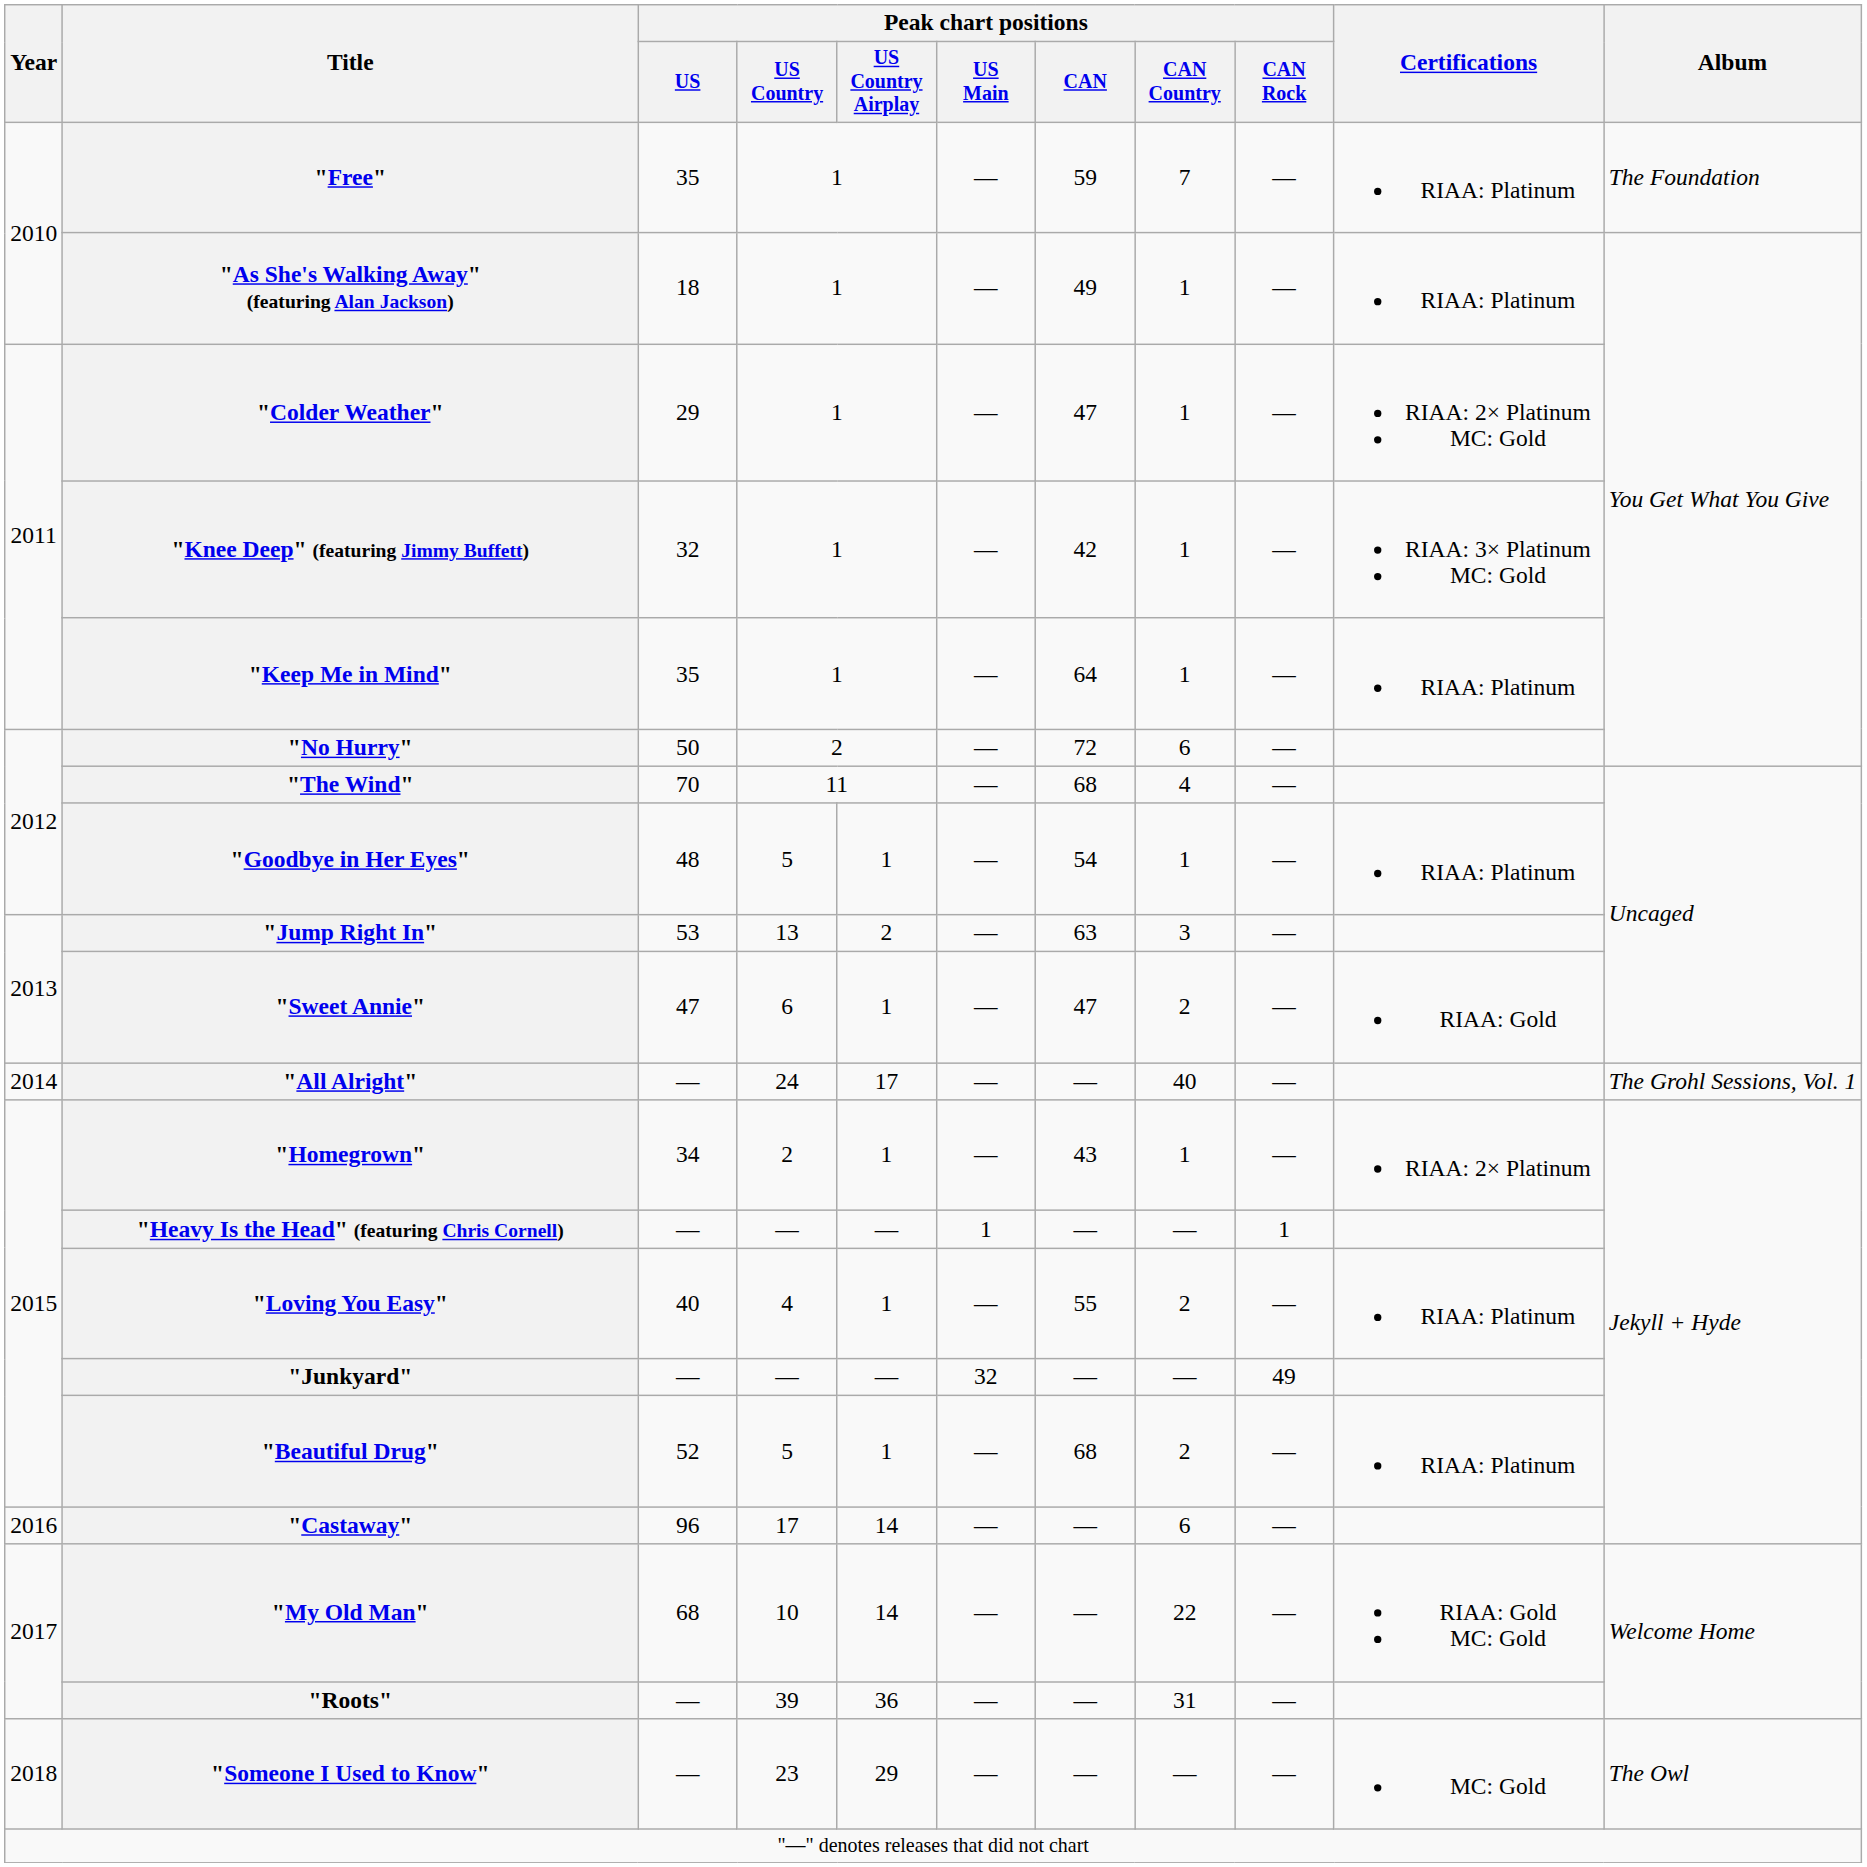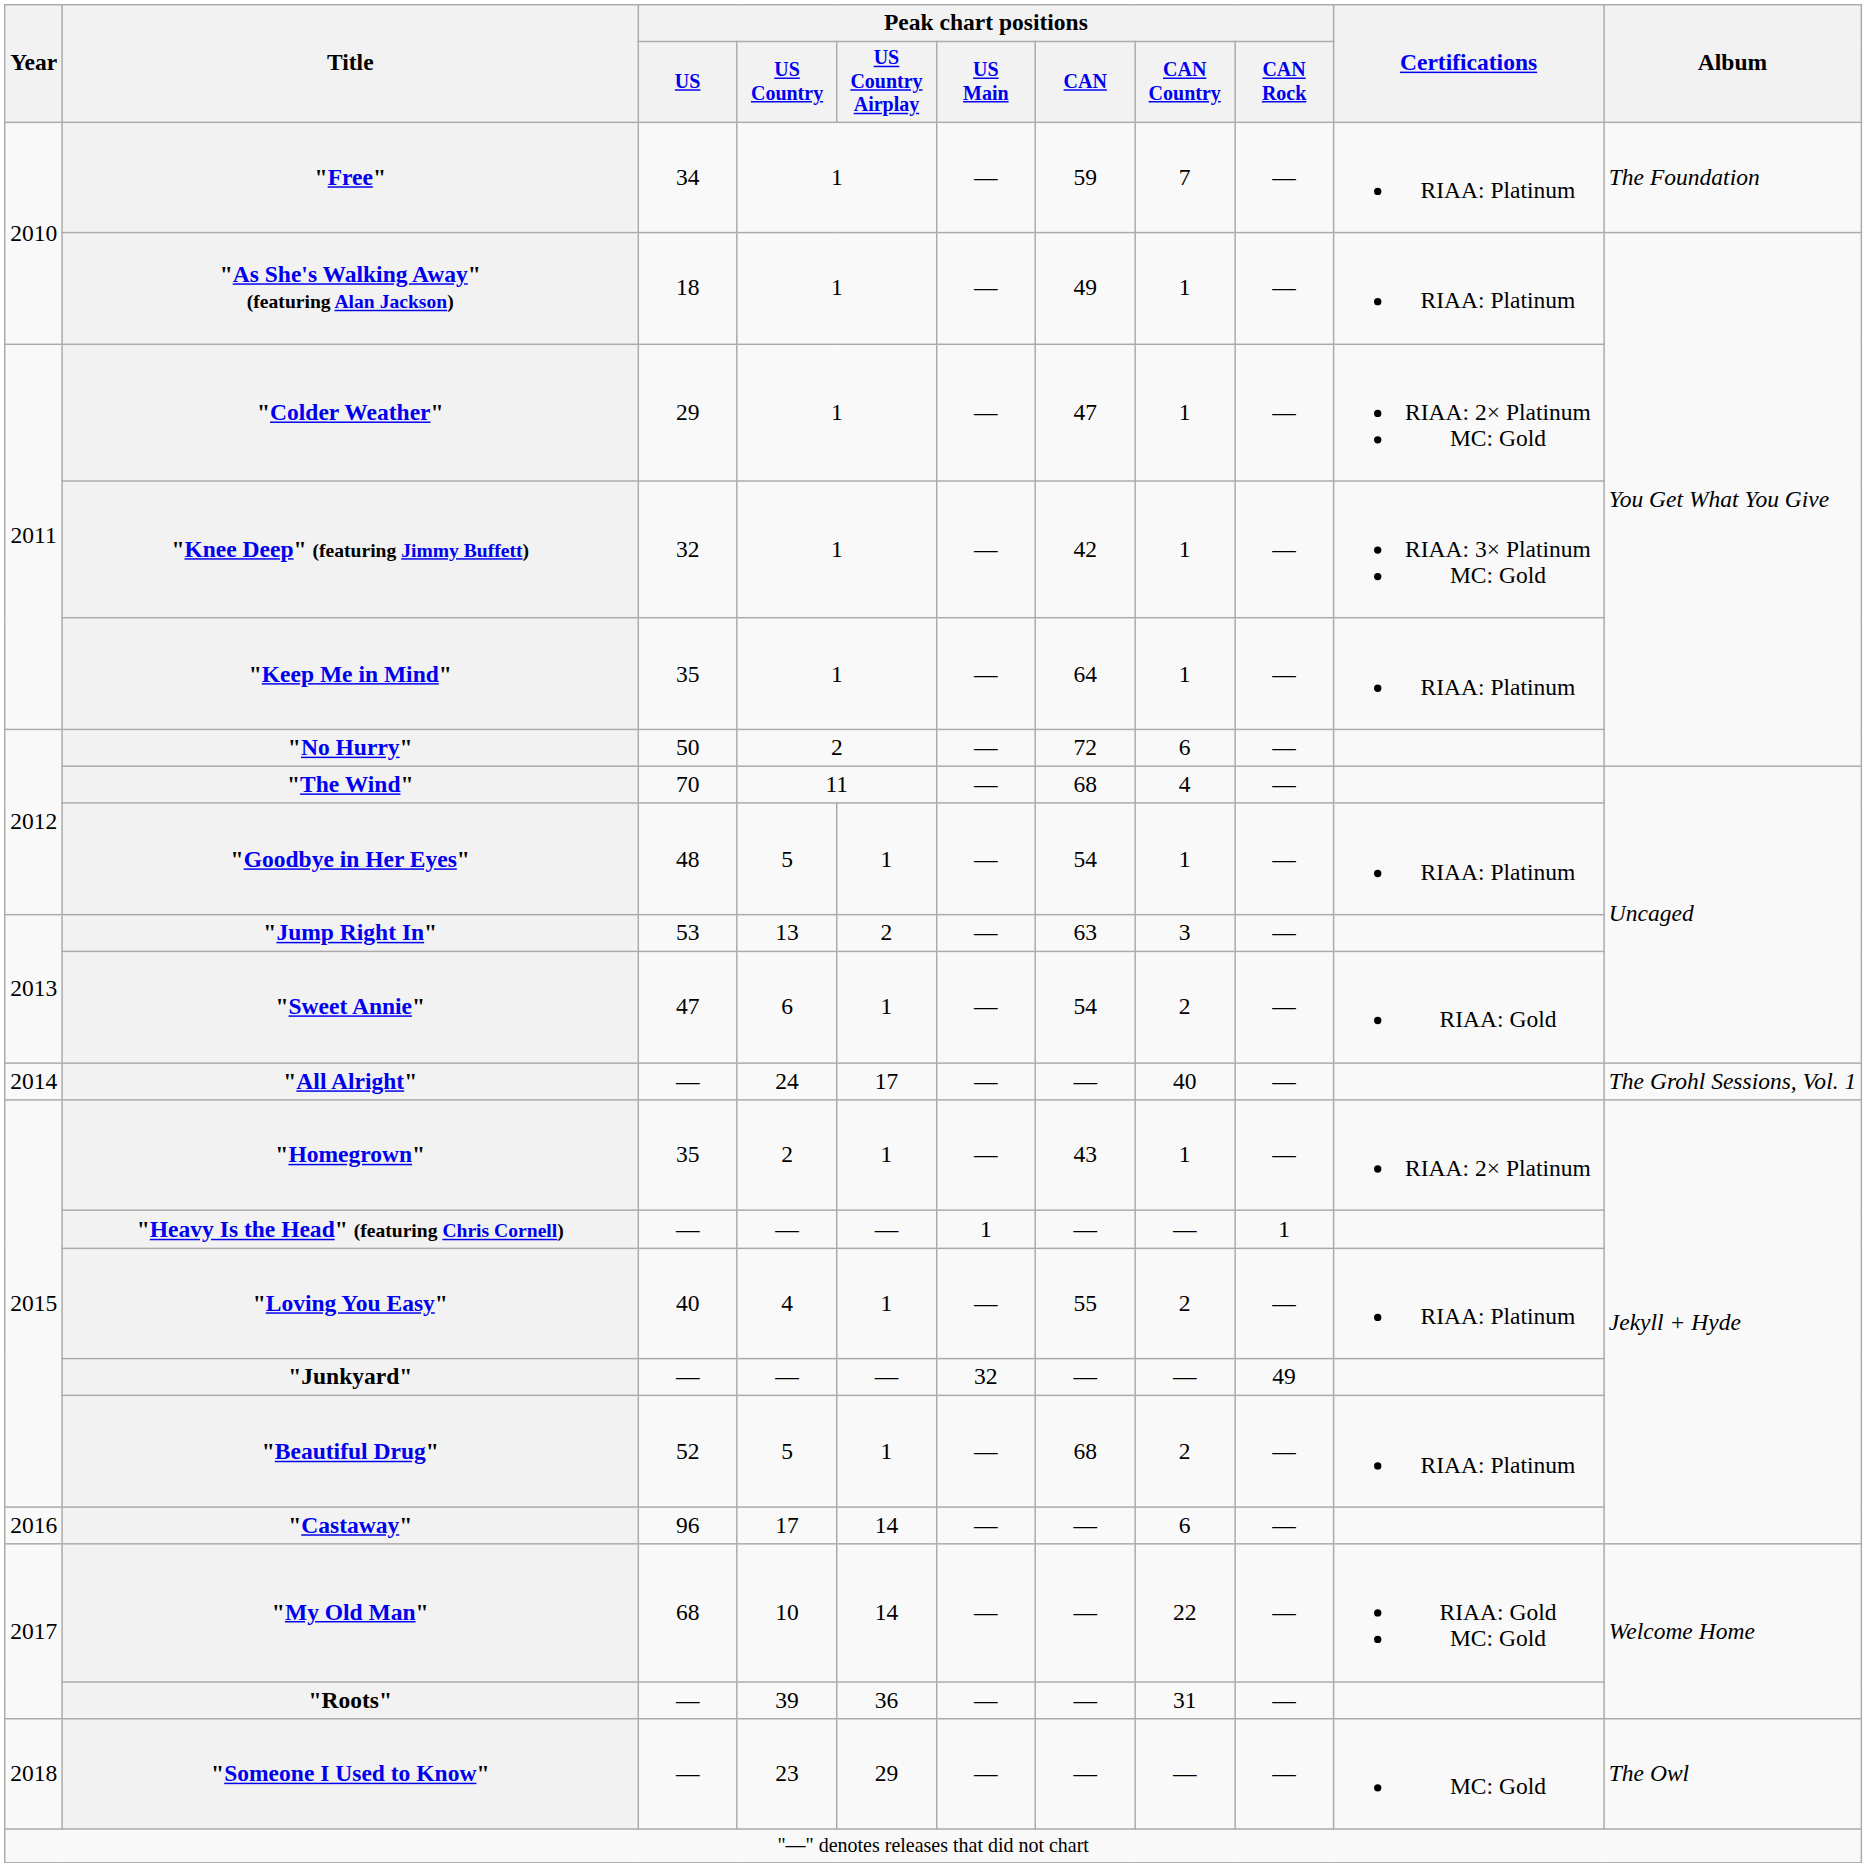(688, 177) 35 -> (688, 177) 34
(1085, 1006) 47 -> (1085, 1006) 54
(688, 1154) 34 -> (688, 1154) 35
